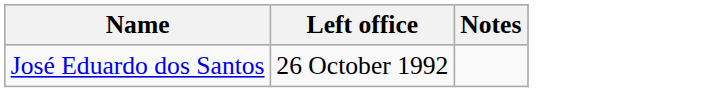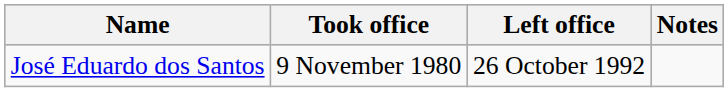+ column: (369, 24)
